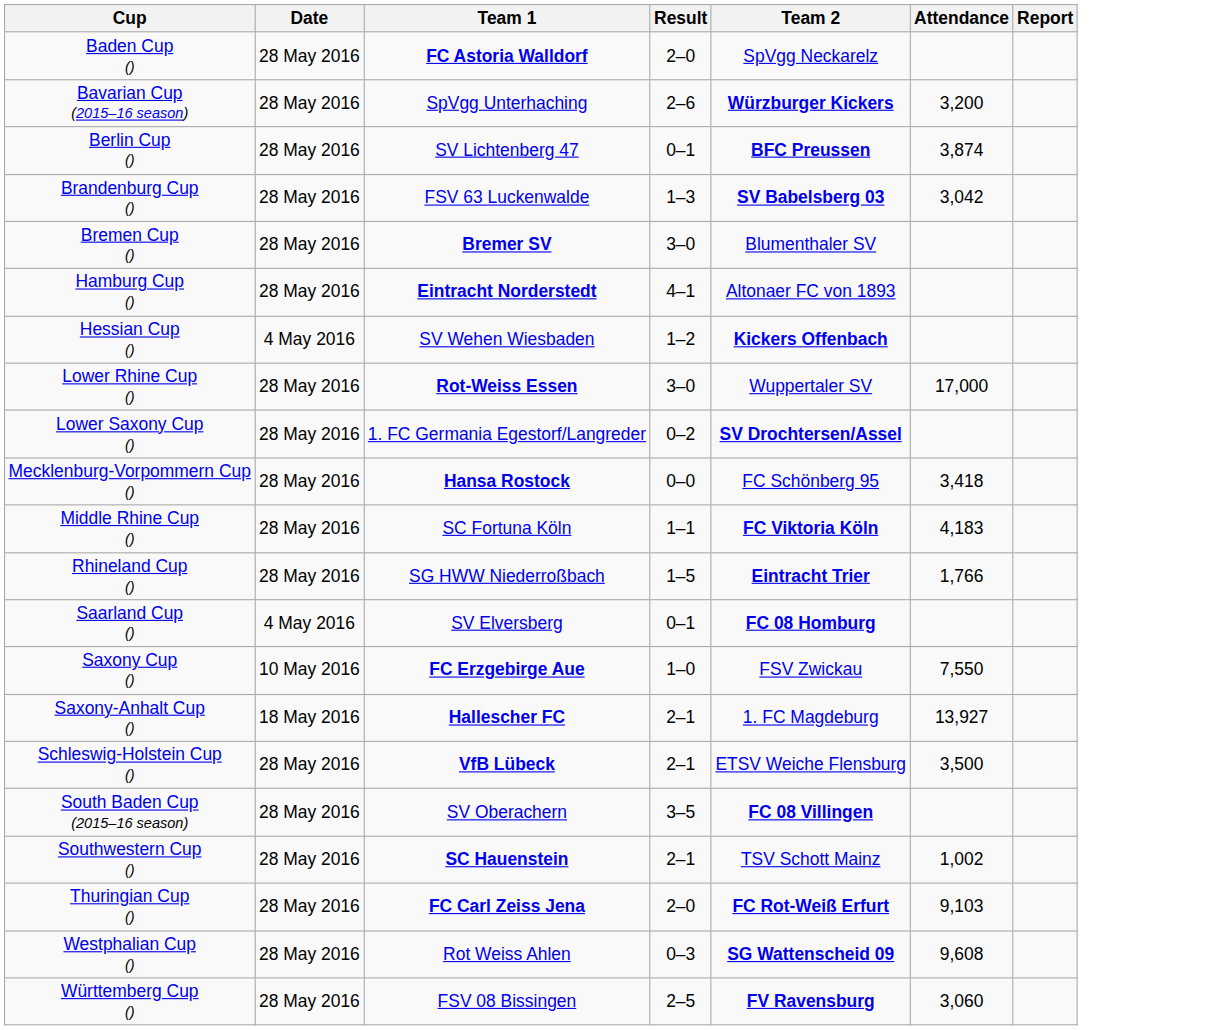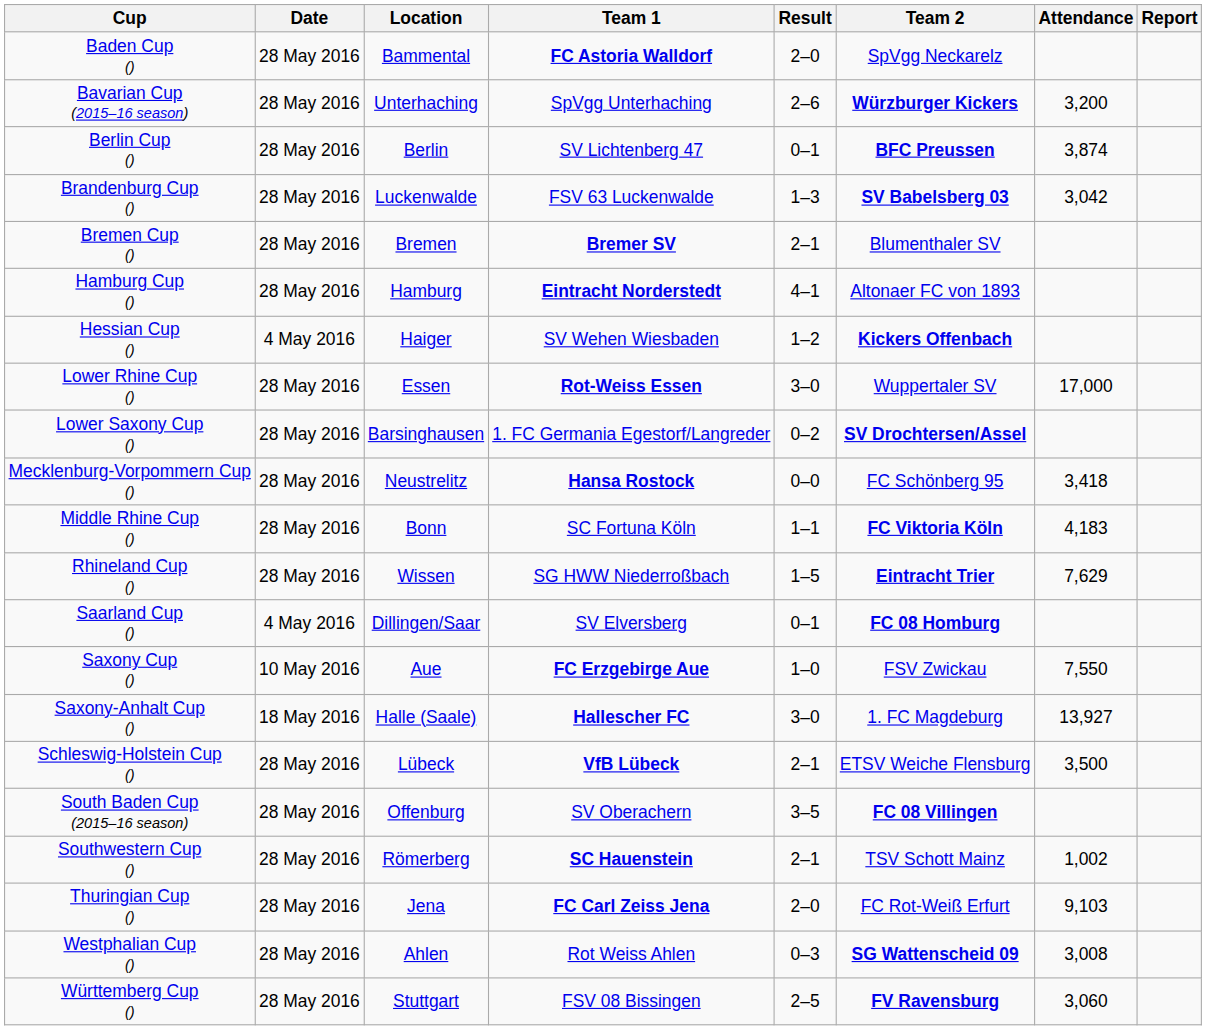+ column: (426, 18)
(681, 244) 3–0 -> (805, 244) 2–1
(962, 575) 1,766 -> (1086, 575) 7,629
(681, 717) 2–1 -> (805, 717) 3–0
(811, 906) bold -> (935, 906) normal
(962, 954) 9,608 -> (1086, 954) 3,008
